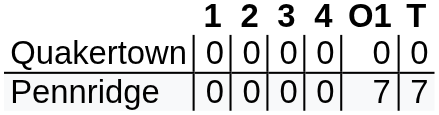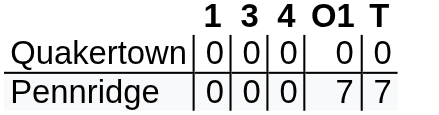- column: (250, 15)
